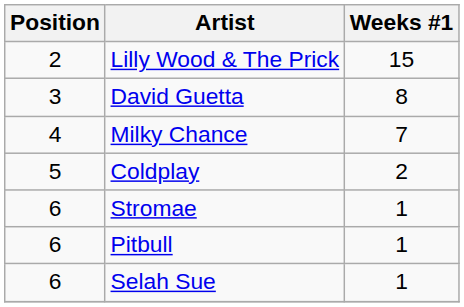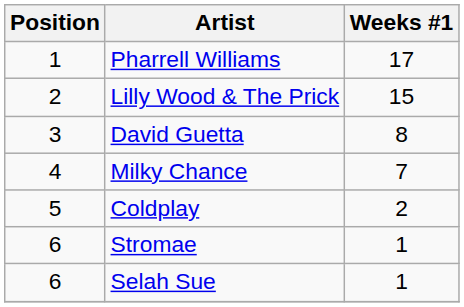+ row: (195, 59)
- row: (142, 244)
